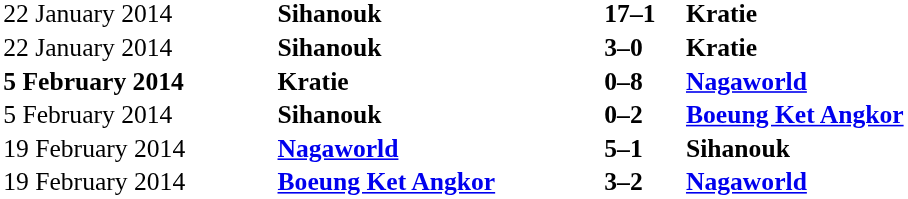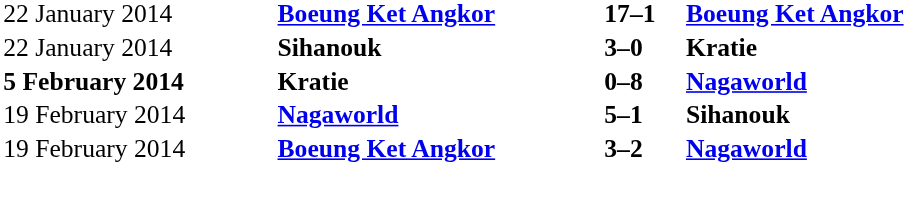(329, 14) Sihanouk -> (386, 14) Boeung Ket Angkor
(722, 14) Kratie -> (795, 14) Boeung Ket Angkor
- row: (623, 114)
